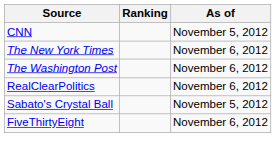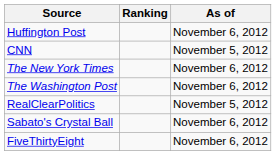+ row: (46, 31)
(220, 86) November 6, 2012 -> (220, 104) November 5, 2012
(220, 104) November 5, 2012 -> (220, 123) November 6, 2012
